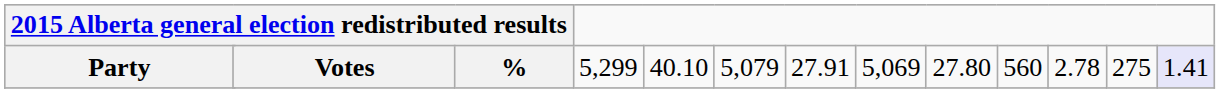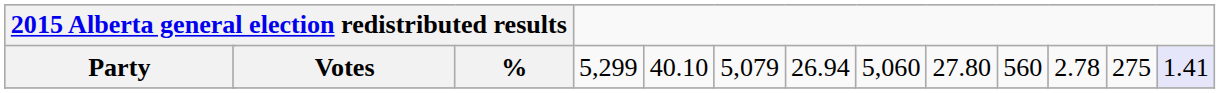(820, 66) 27.91 -> (820, 66) 26.94
(891, 66) 5,069 -> (891, 66) 5,060
